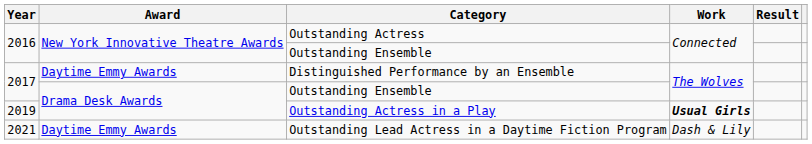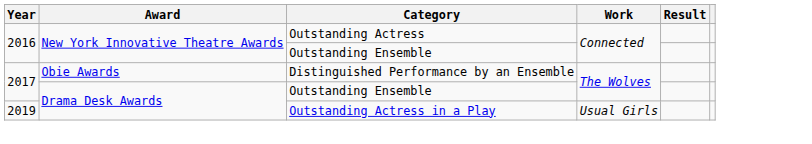(109, 72) Daytime Emmy Awards -> (81, 72) Obie Awards
(711, 110) bold -> (619, 110) normal
- row: (22, 130)
